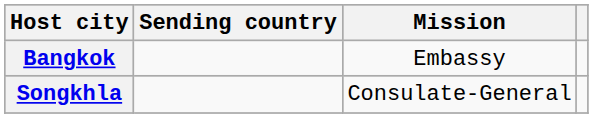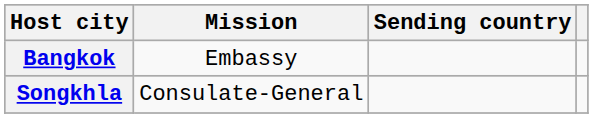columns swapped: (238, 23) <-> (459, 23)
